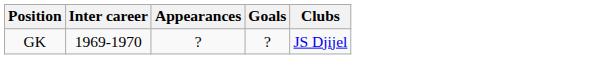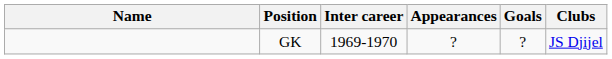+ column: (132, 16)
